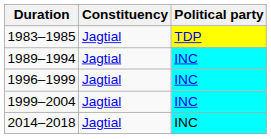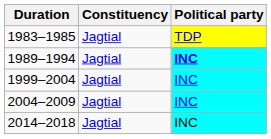(186, 58) normal -> (186, 58) bold
- row: (42, 79)
+ row: (42, 101)
